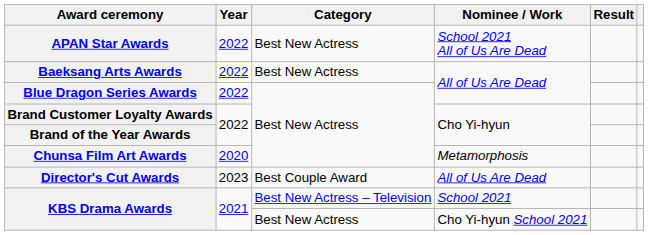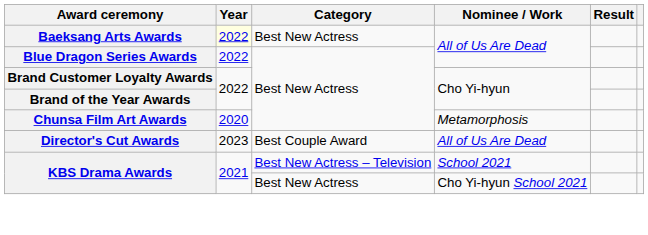- row: (110, 43)
